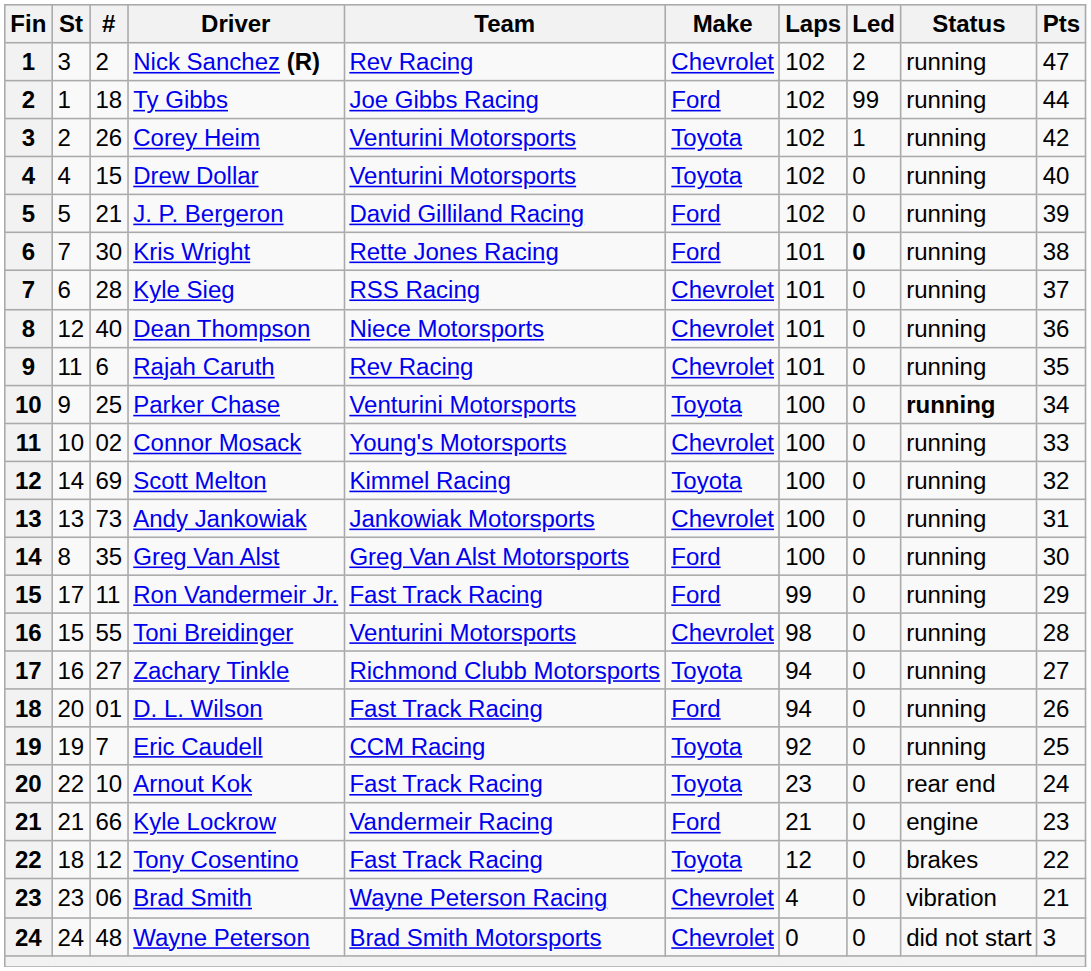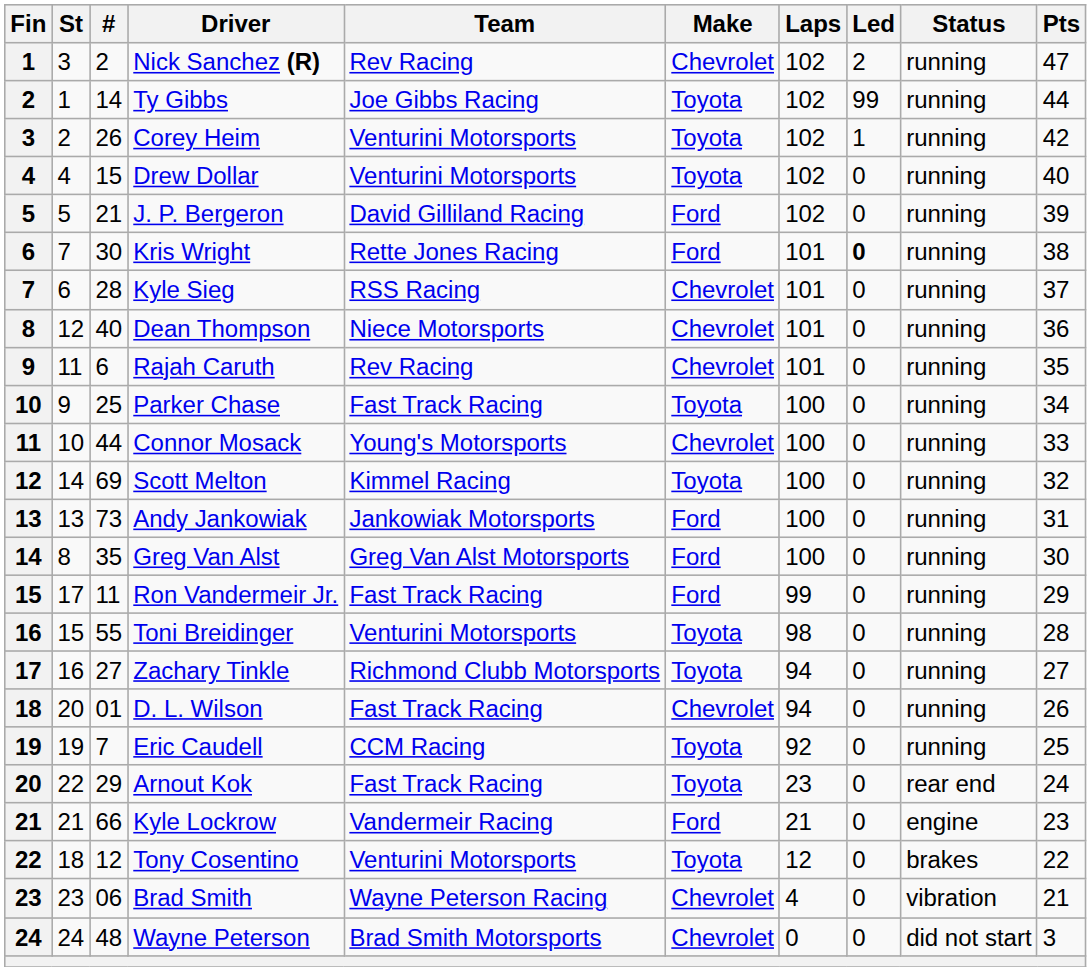(109, 100) 18 -> (109, 100) 14
(696, 100) Ford -> (707, 100) Toyota
(463, 404) Venturini Motorsports -> (446, 404) Fast Track Racing
(951, 404) bold -> (946, 404) normal
(109, 442) 02 -> (109, 442) 44
(723, 518) Chevrolet -> (696, 518) Ford
(723, 632) Chevrolet -> (707, 632) Toyota
(696, 708) Ford -> (723, 708) Chevrolet
(109, 784) 10 -> (109, 784) 29
(446, 860) Fast Track Racing -> (463, 860) Venturini Motorsports
